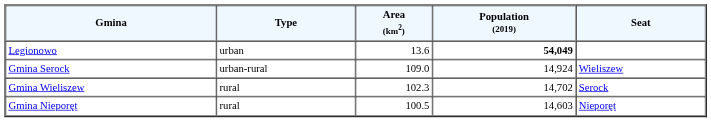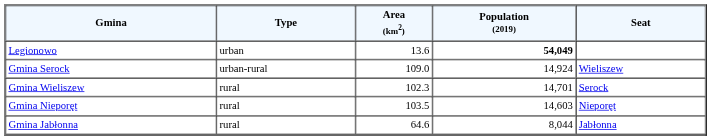(558, 87) 14,702 -> (558, 87) 14,701
(417, 106) 100.5 -> (417, 106) 103.5
+ row: (43, 124)
